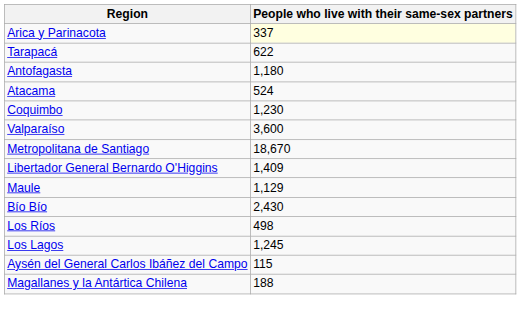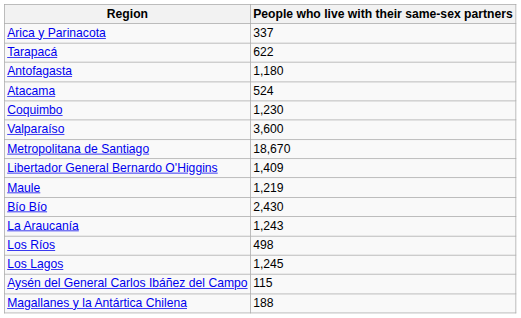(263, 33) lightyellow background -> (263, 33) no background
(268, 187) 1,129 -> (268, 187) 1,219
+ row: (43, 226)
